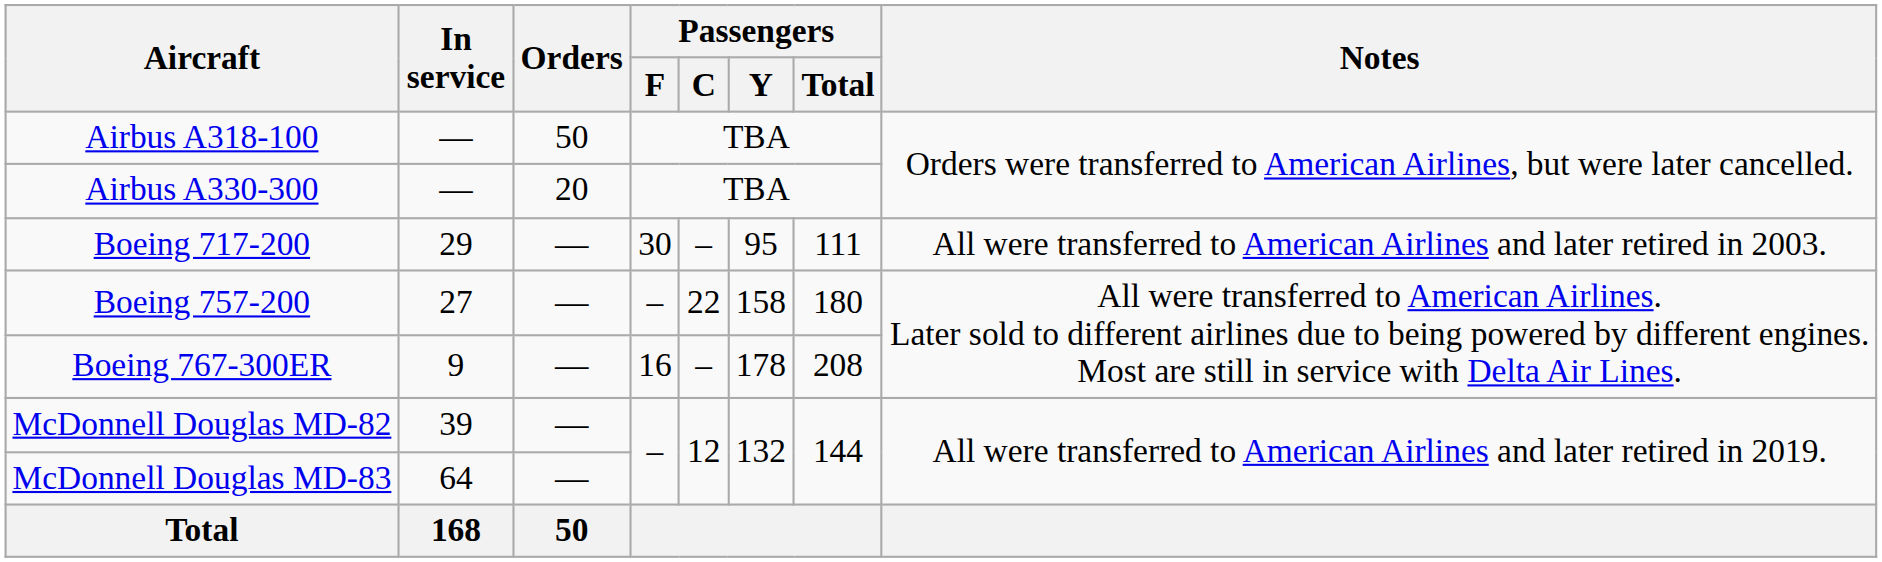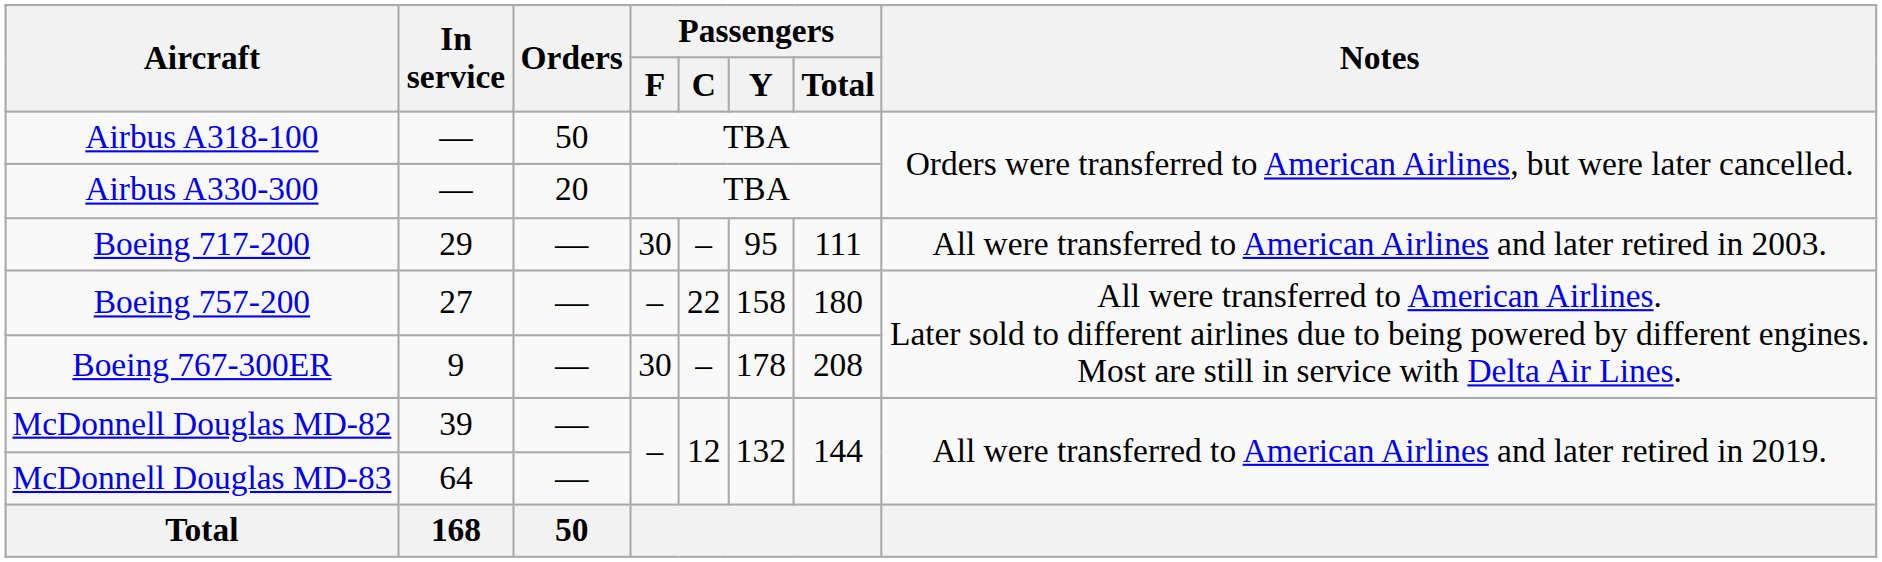(655, 365) 16 -> (655, 365) 30
